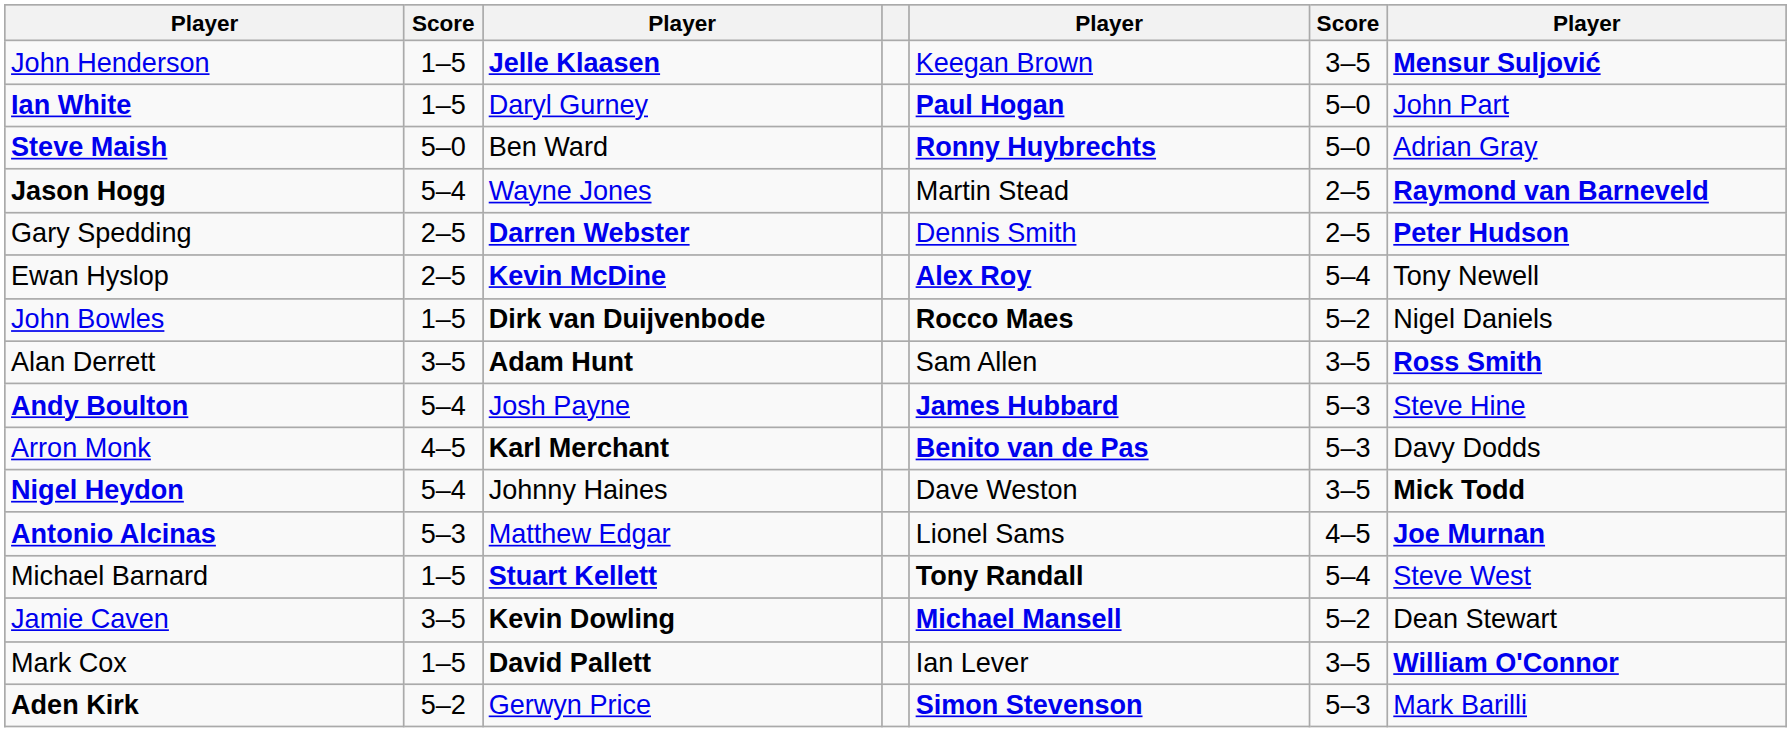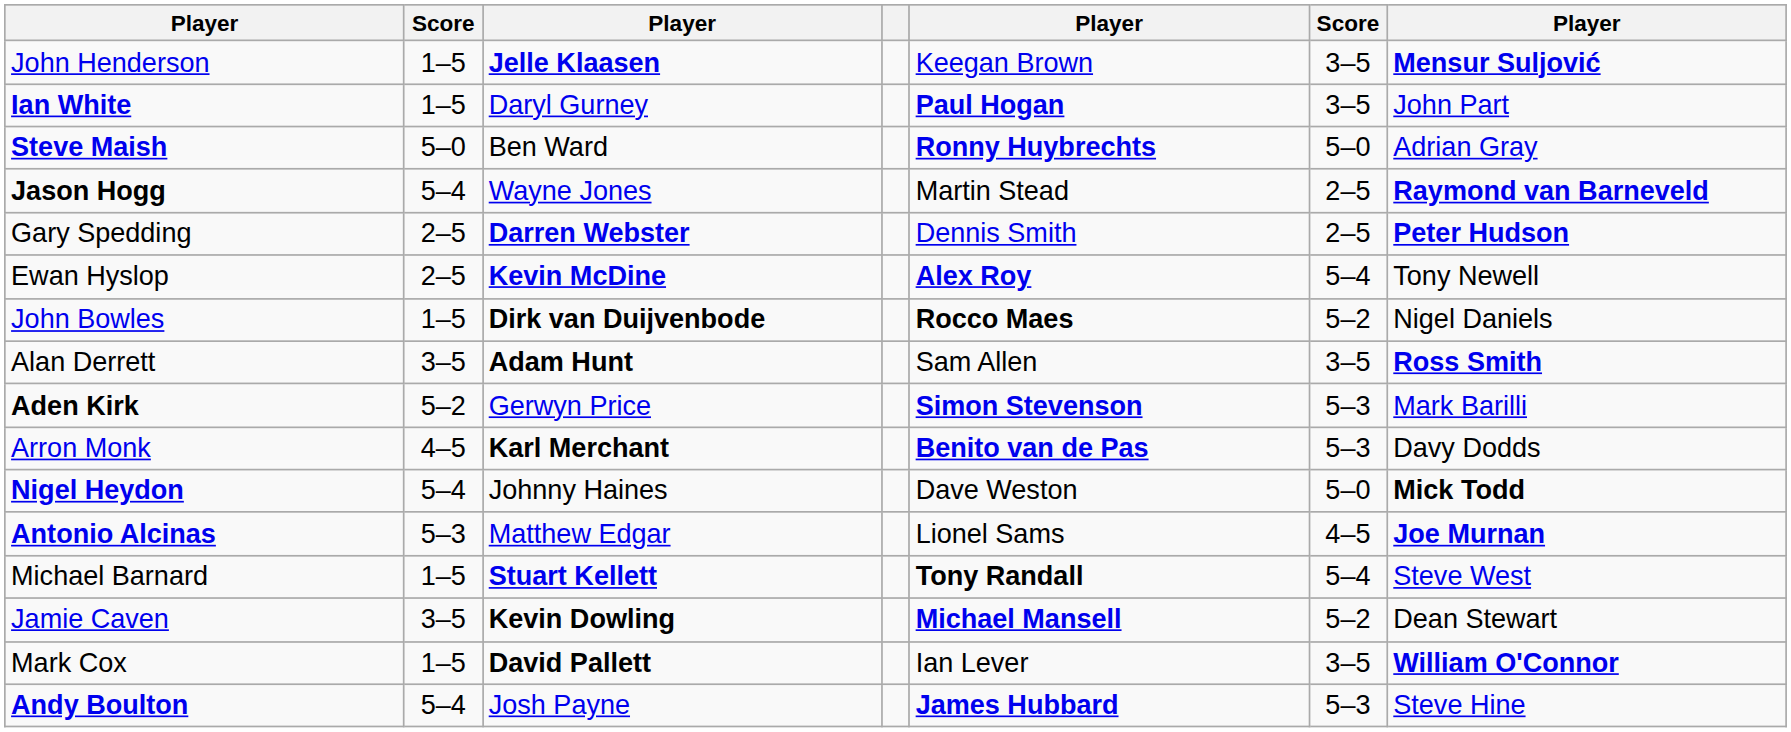(1348, 104) 5–0 -> (1348, 104) 3–5
rows swapped: (100, 405) <-> (75, 705)
(1348, 490) 3–5 -> (1348, 490) 5–0
